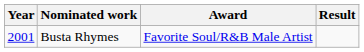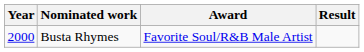(21, 36) 2001 -> (21, 36) 2000
